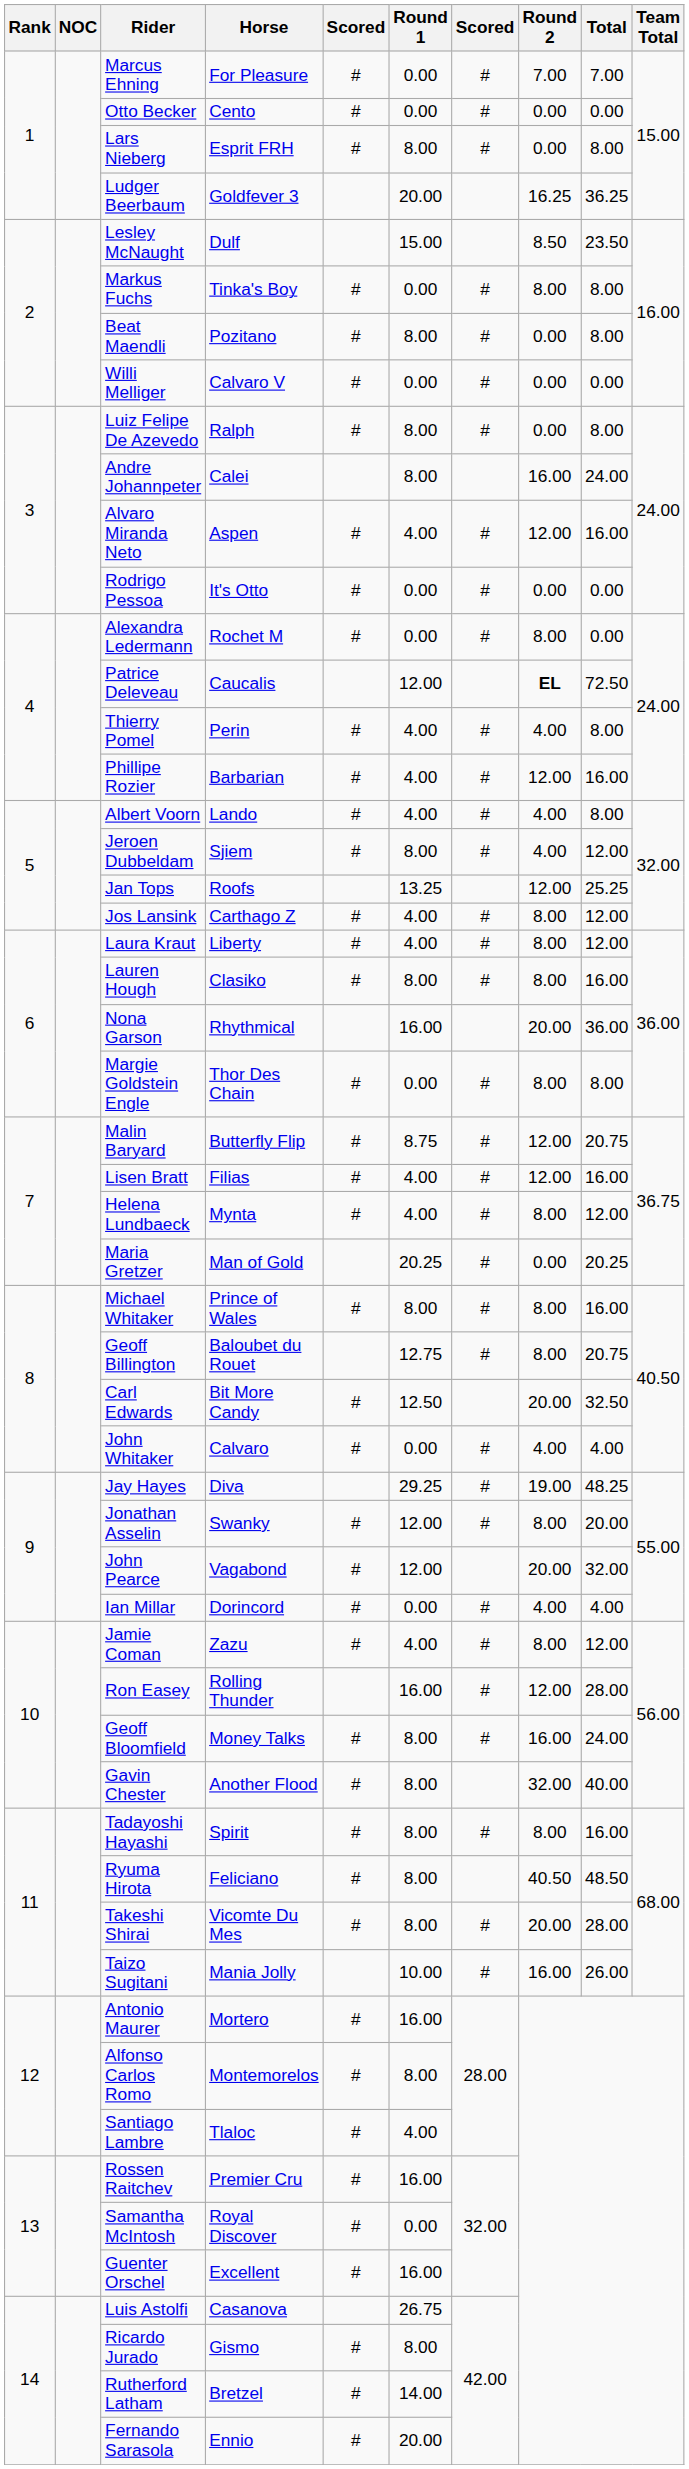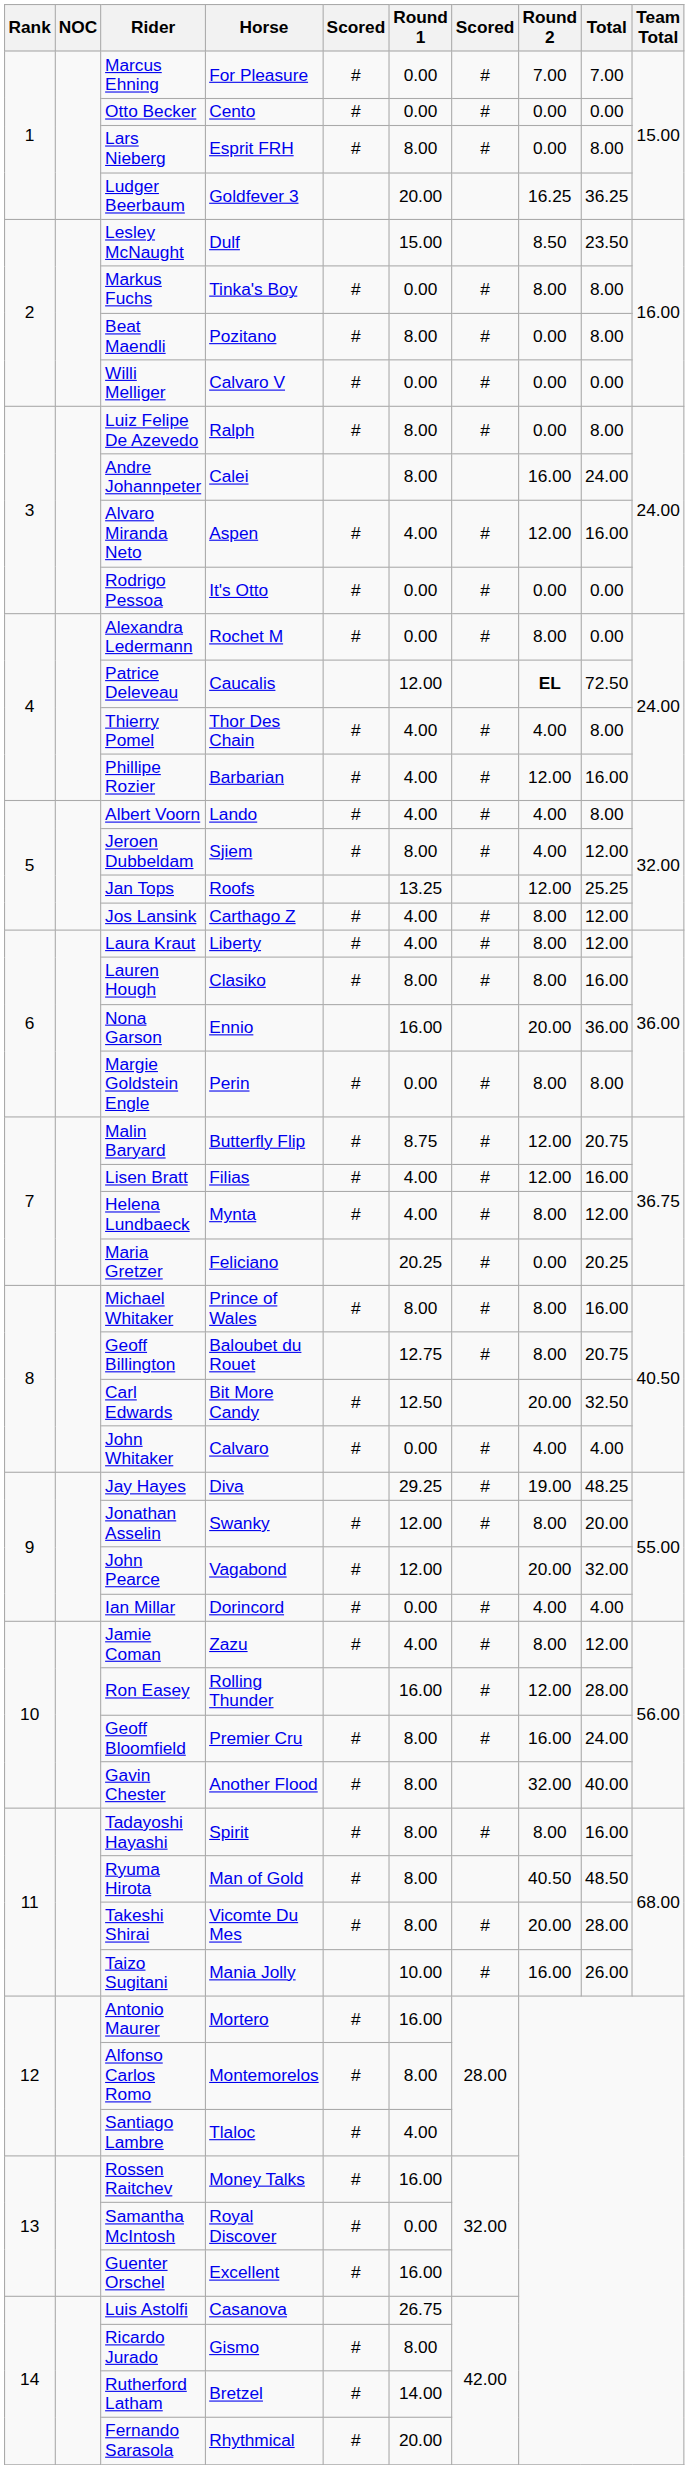(229, 730) Perin -> (245, 730) Thor Des Chain
(252, 1027) Rhythmical -> (231, 1027) Ennio
(245, 1084) Thor Des Chain -> (229, 1084) Perin
(256, 1261) Man of Gold -> (244, 1261) Feliciano
(257, 1738) Money Talks -> (256, 1738) Premier Cru
(244, 1878) Feliciano -> (256, 1878) Man of Gold
(256, 2179) Premier Cru -> (257, 2179) Money Talks
(231, 2440) Ennio -> (252, 2440) Rhythmical
